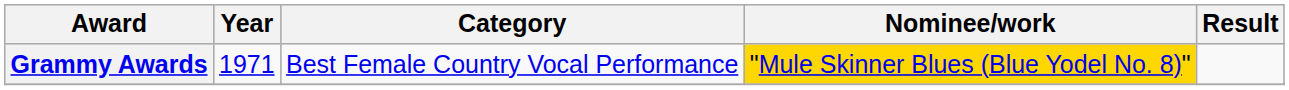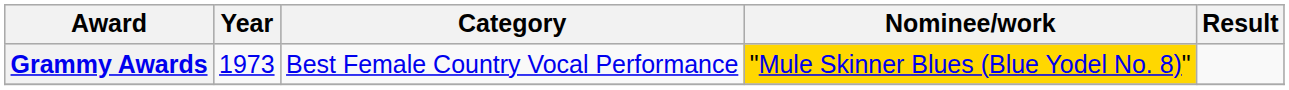(247, 63) 1971 -> (247, 63) 1973
